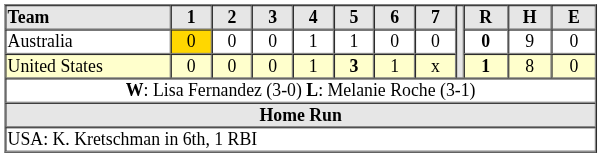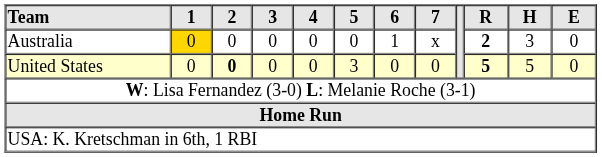(313, 41) 1 -> (313, 41) 0
(354, 41) 1 -> (354, 41) 0
(395, 41) 0 -> (395, 41) 1
(436, 41) 0 -> (436, 41) x
(486, 41) 0 -> (486, 41) 2
(530, 41) 9 -> (530, 41) 3
(232, 66) normal -> (232, 66) bold
(313, 66) 1 -> (313, 66) 0
(354, 66) bold -> (354, 66) normal
(395, 66) 1 -> (395, 66) 0
(436, 66) x -> (436, 66) 0
(486, 66) 1 -> (486, 66) 5
(530, 66) 8 -> (530, 66) 5
